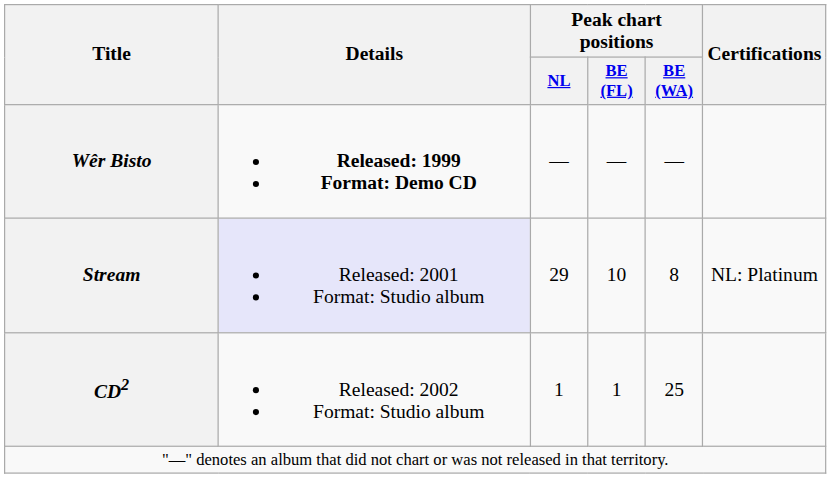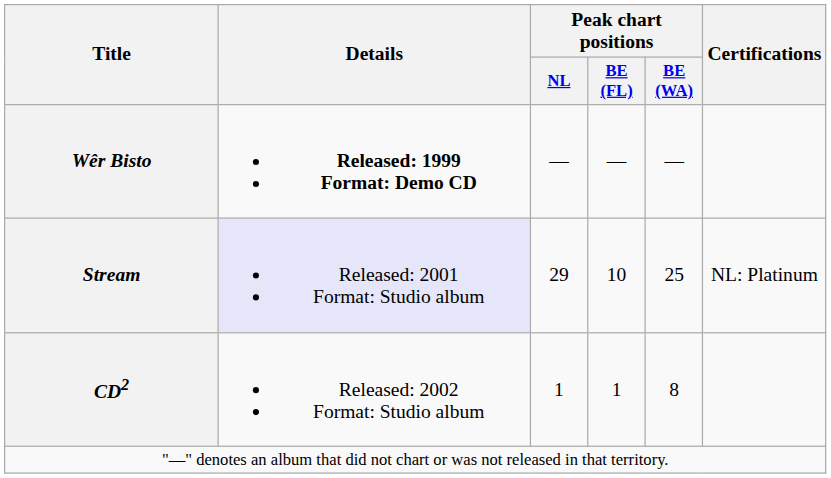(674, 275) 8 -> (674, 275) 25
(674, 389) 25 -> (674, 389) 8
